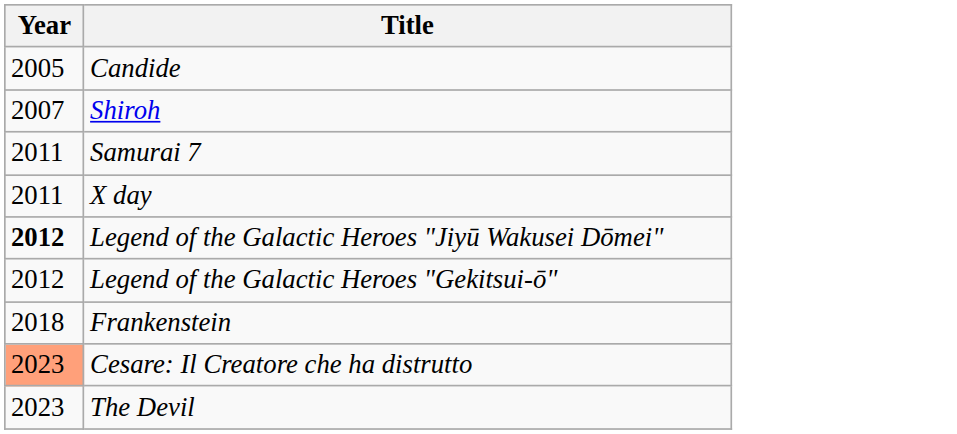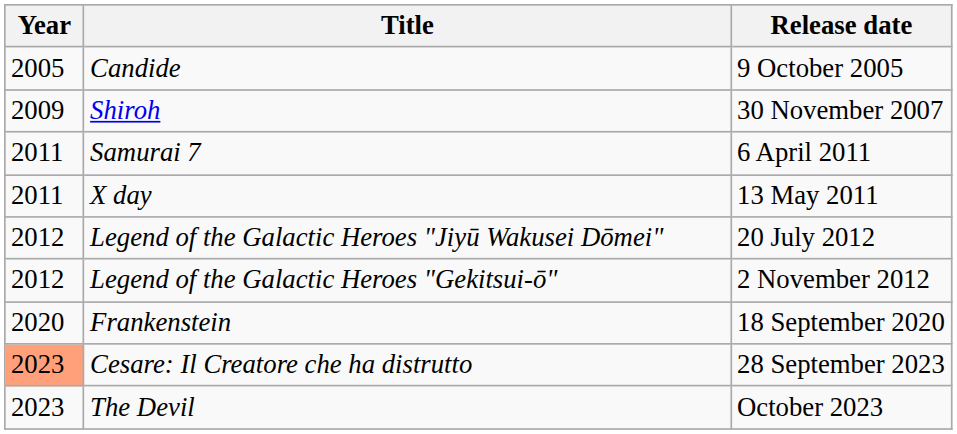+ column: (841, 25)
(38, 110) 2007 -> (38, 110) 2009
(38, 237) bold -> (38, 237) normal
(38, 322) 2018 -> (38, 322) 2020
